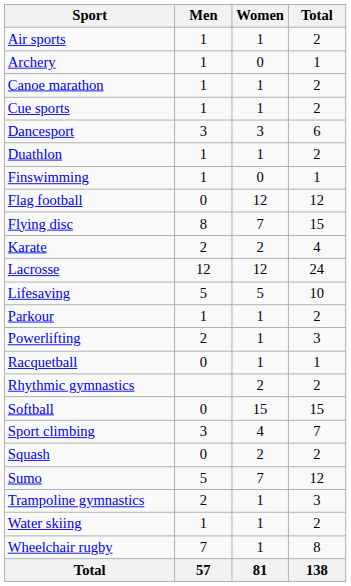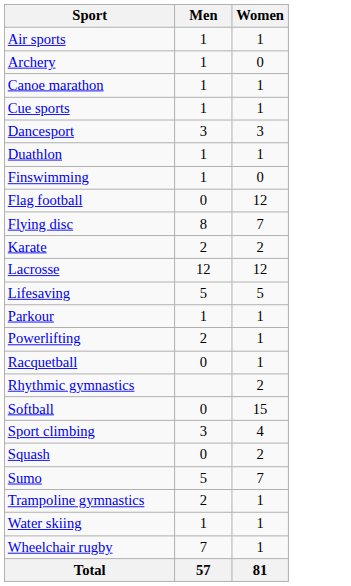- column: (317, 16)
